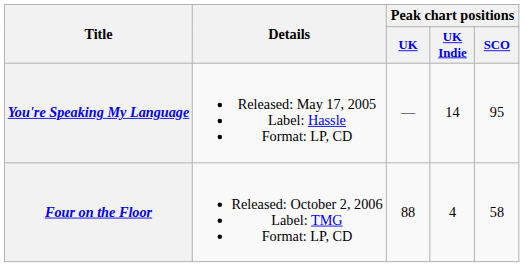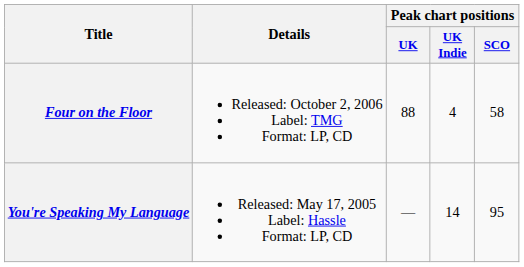rows swapped: (99, 112) <-> (99, 212)
